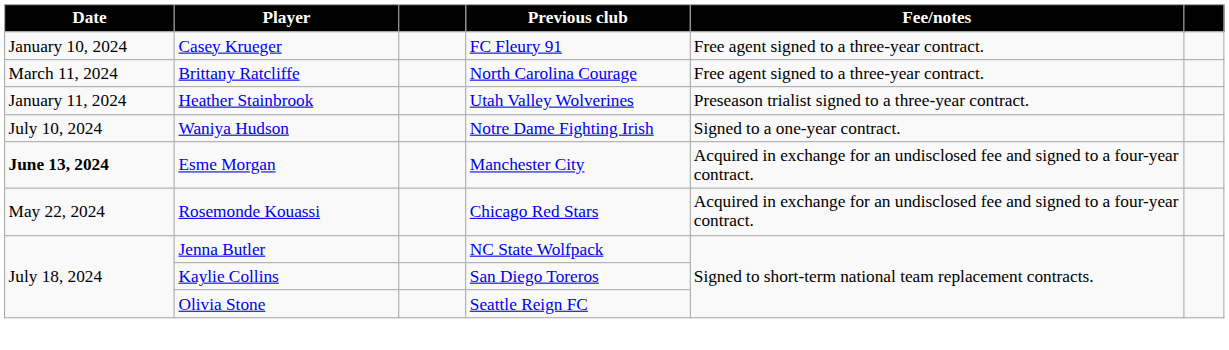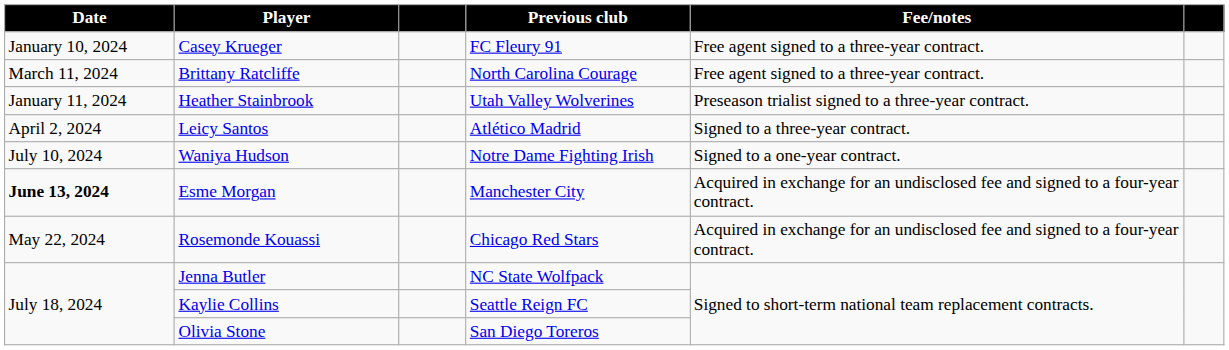+ row: (223, 127)
(534, 276) San Diego Toreros -> (529, 303) Seattle Reign FC
(529, 303) Seattle Reign FC -> (534, 331) San Diego Toreros
